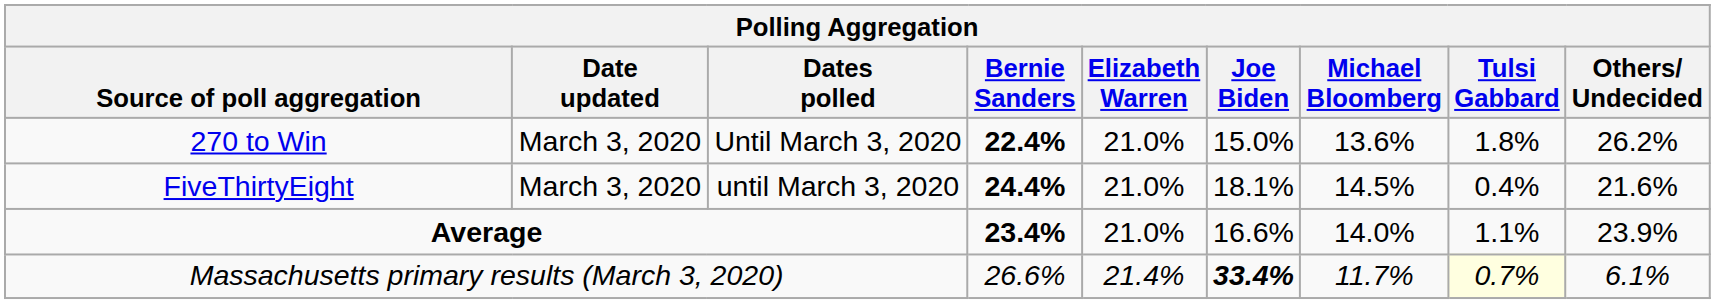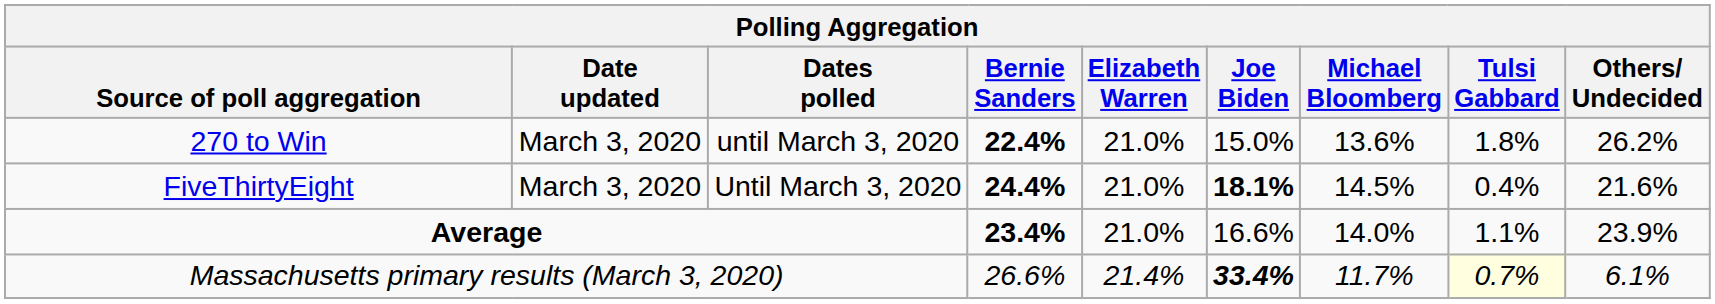(838, 141) Until March 3, 2020 -> (838, 141) until March 3, 2020
(838, 186) until March 3, 2020 -> (838, 186) Until March 3, 2020
(1253, 186) normal -> (1253, 186) bold
